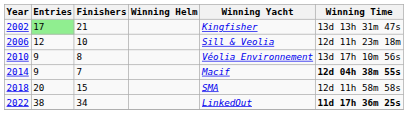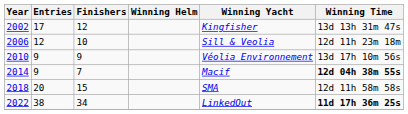(39, 27) lightgreen background -> (39, 27) no background
(82, 27) 21 -> (82, 27) 12
(79, 57) 8 -> (79, 57) 9
